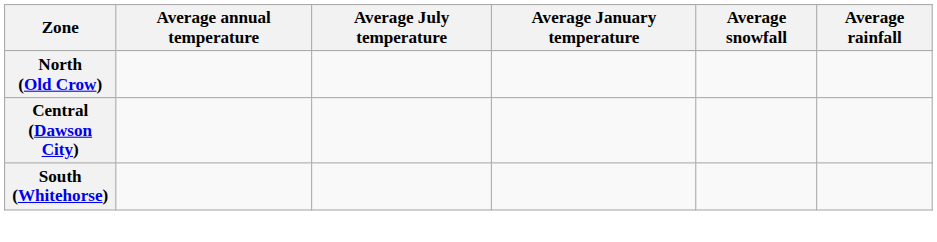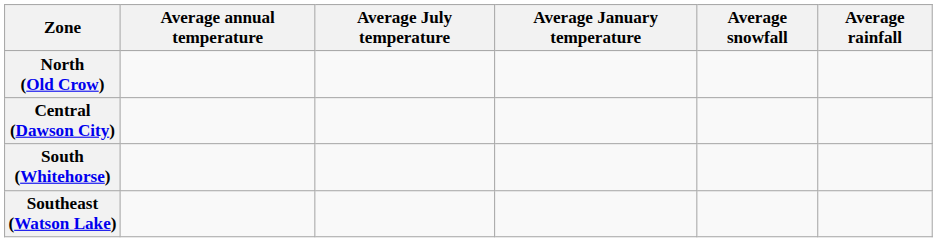+ row: (62, 213)
